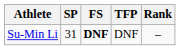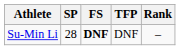(71, 34) 31 -> (71, 34) 28
